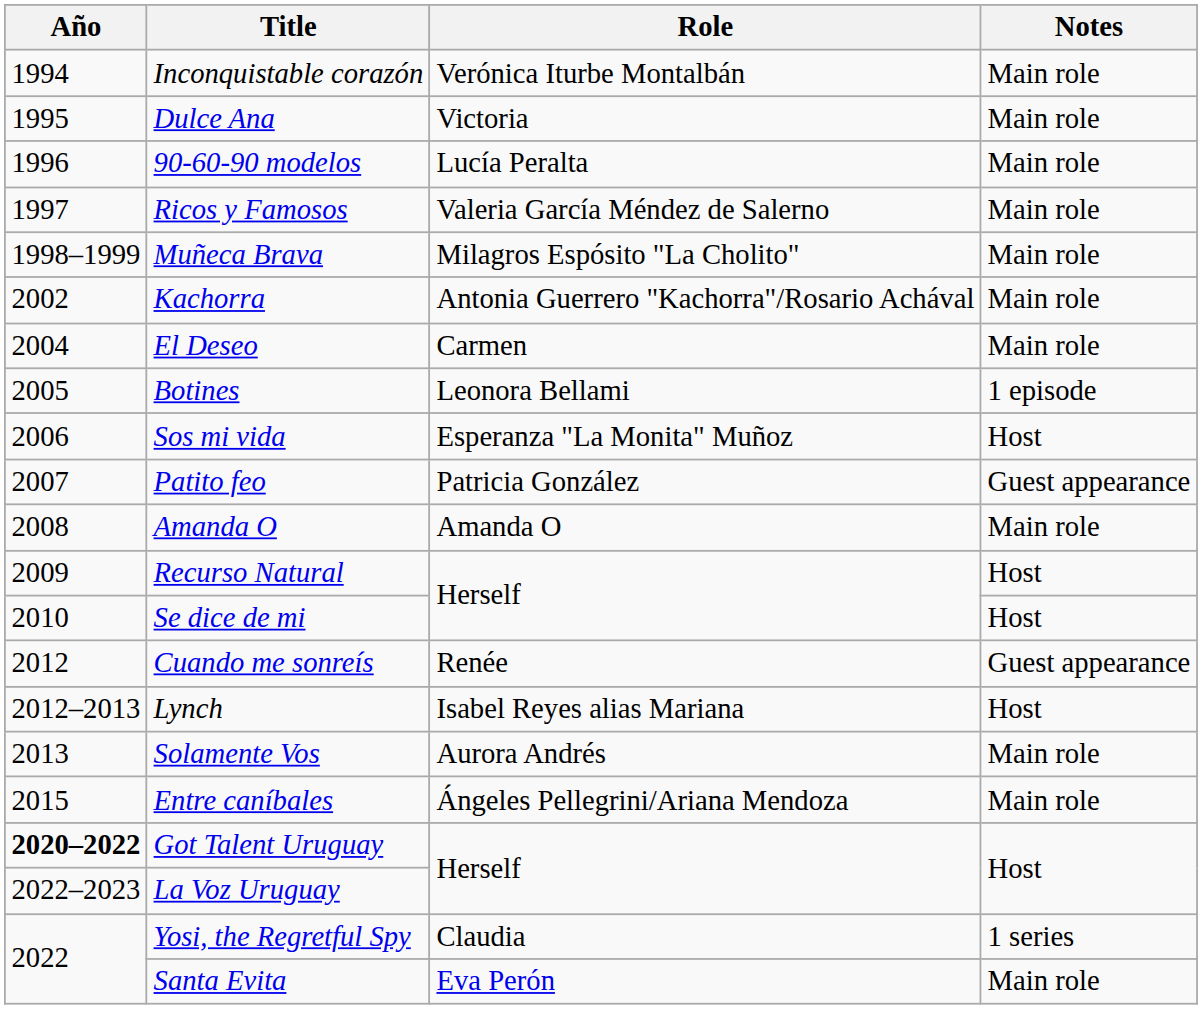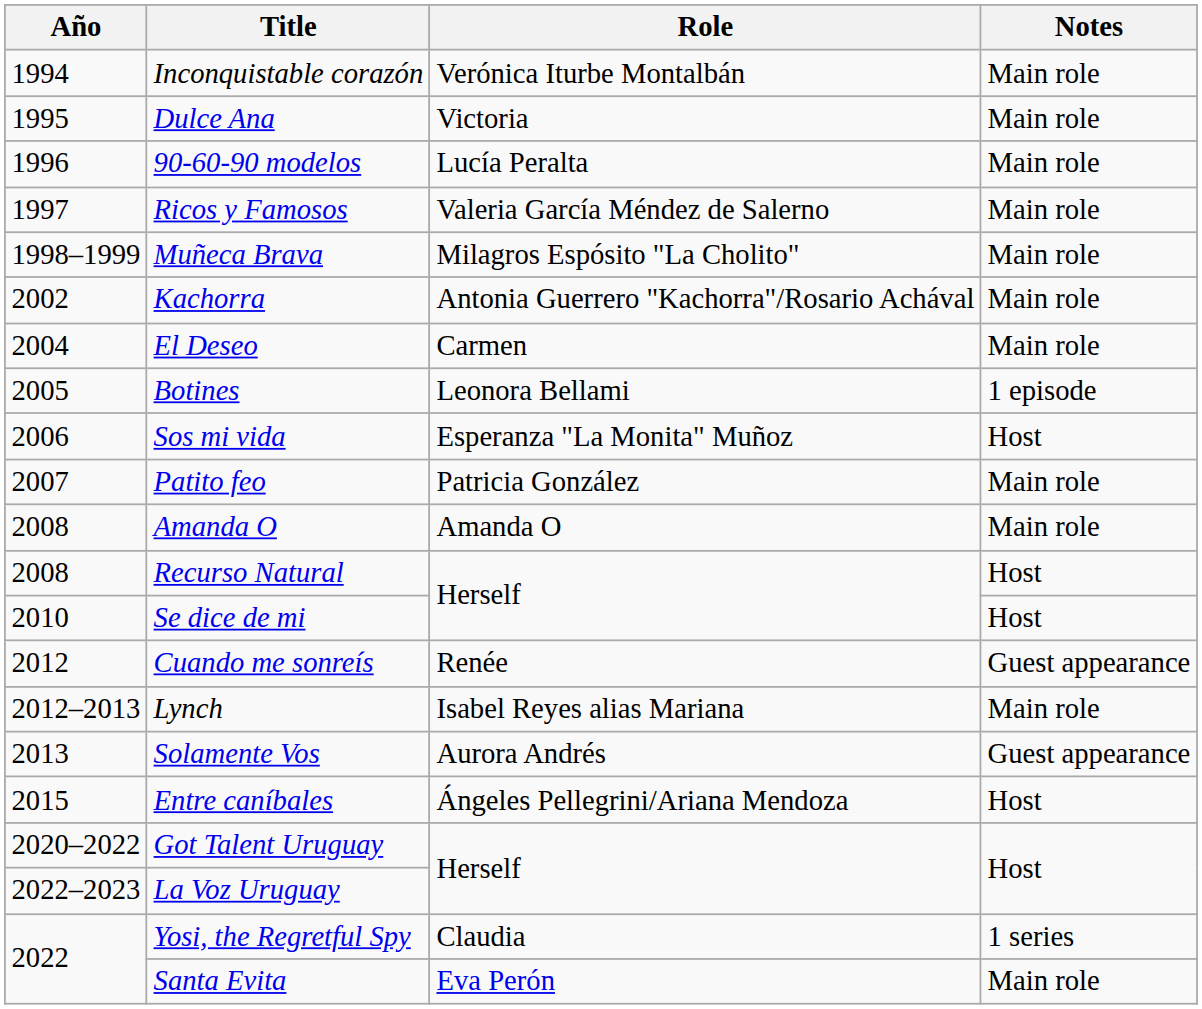(1089, 481) Guest appearance -> (1044, 481) Main role
(40, 572) 2009 -> (40, 572) 2008
(1015, 708) Host -> (1044, 708) Main role
(1044, 753) Main role -> (1089, 753) Guest appearance
(1044, 799) Main role -> (1015, 799) Host
(76, 844) bold -> (76, 844) normal
